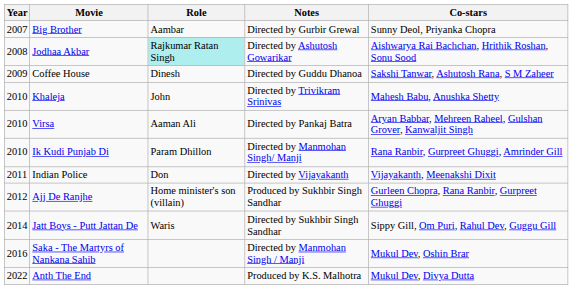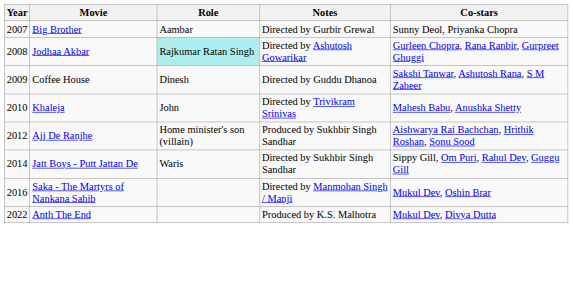(460, 51) Aishwarya Rai Bachchan, Hrithik Roshan, Sonu Sood -> (476, 51) Gurleen Chopra, Rana Ranbir, Gurpreet Ghuggi
- row: (43, 124)
- row: (71, 152)
- row: (60, 175)
(454, 197) Gurleen Chopra, Rana Ranbir, Gurpreet Ghuggi -> (463, 136) Aishwarya Rai Bachchan, Hrithik Roshan, Sonu Sood
